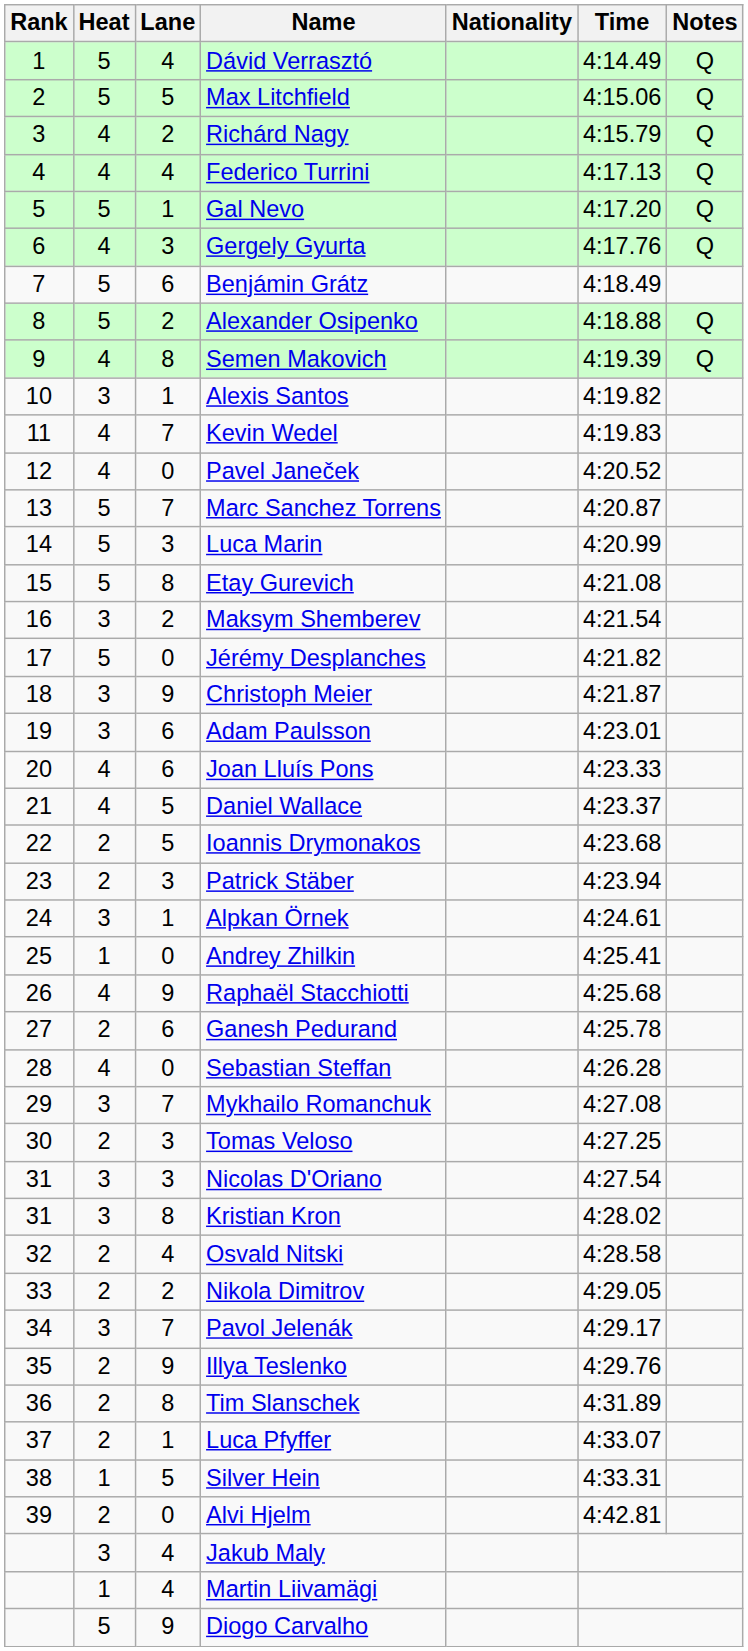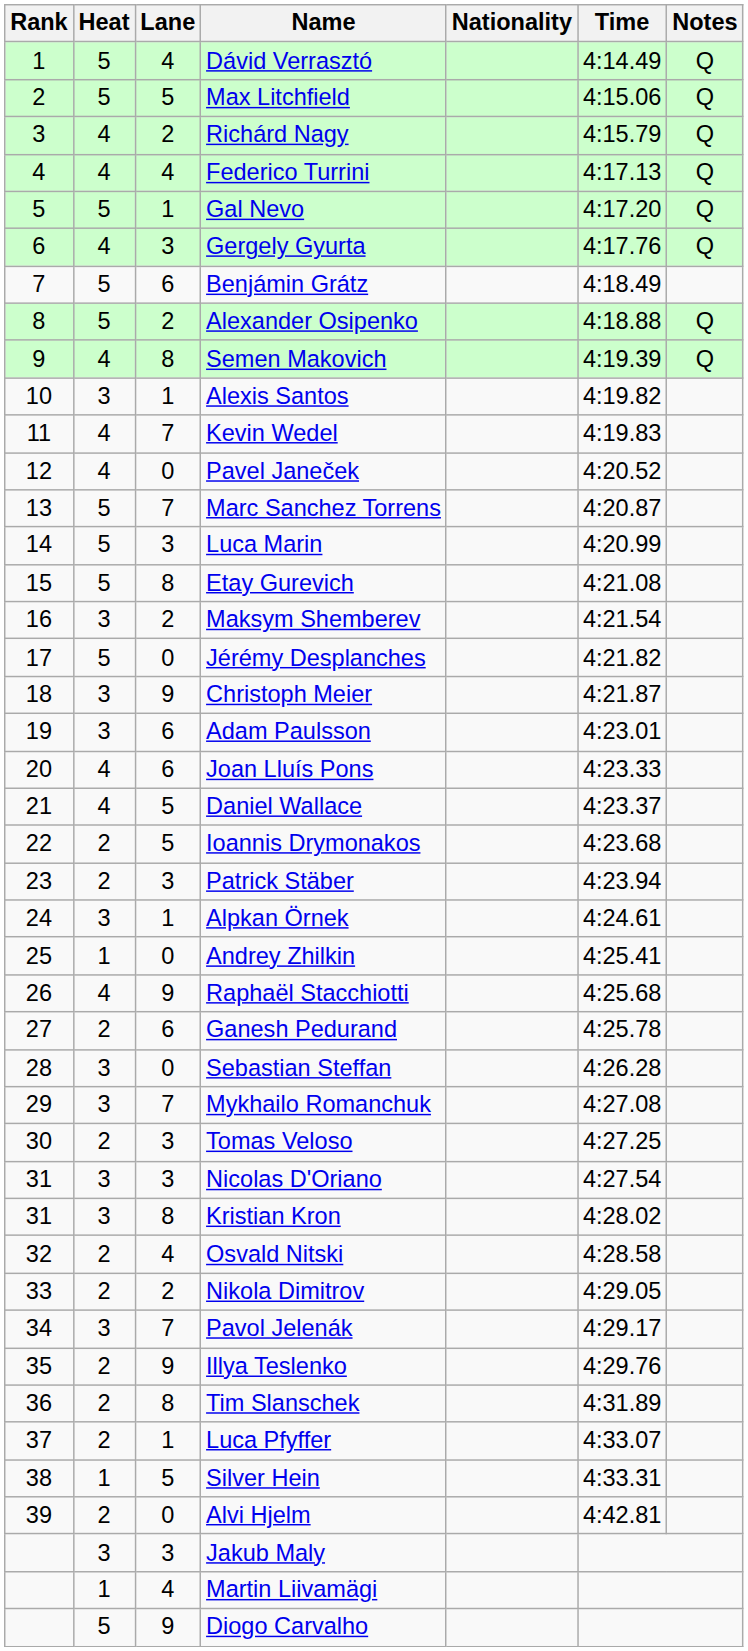(104, 1067) 4 -> (104, 1067) 3
(168, 1552) 4 -> (168, 1552) 3
